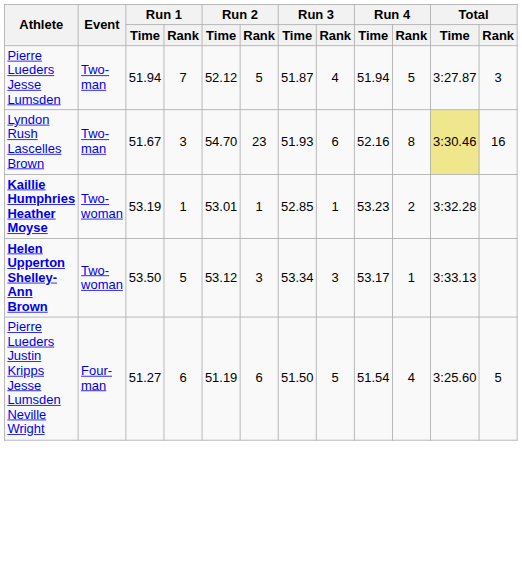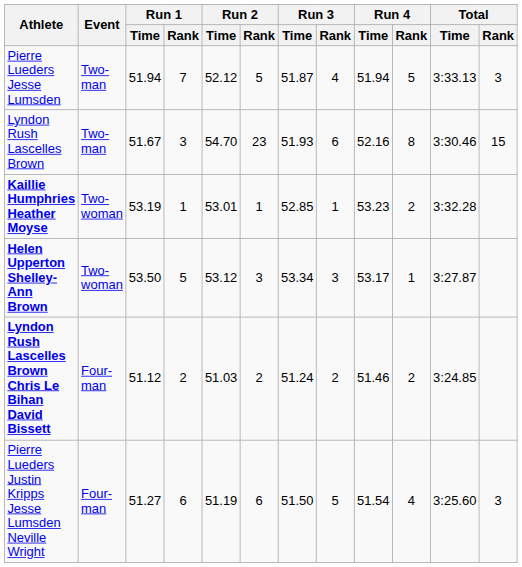(455, 77) 3:27.87 -> (455, 77) 3:33.13
(455, 142) khaki background -> (455, 142) no background
(498, 142) 16 -> (498, 142) 15
(455, 277) 3:33.13 -> (455, 277) 3:27.87
+ row: (37, 378)
(498, 378) 5 -> (498, 501) 3
